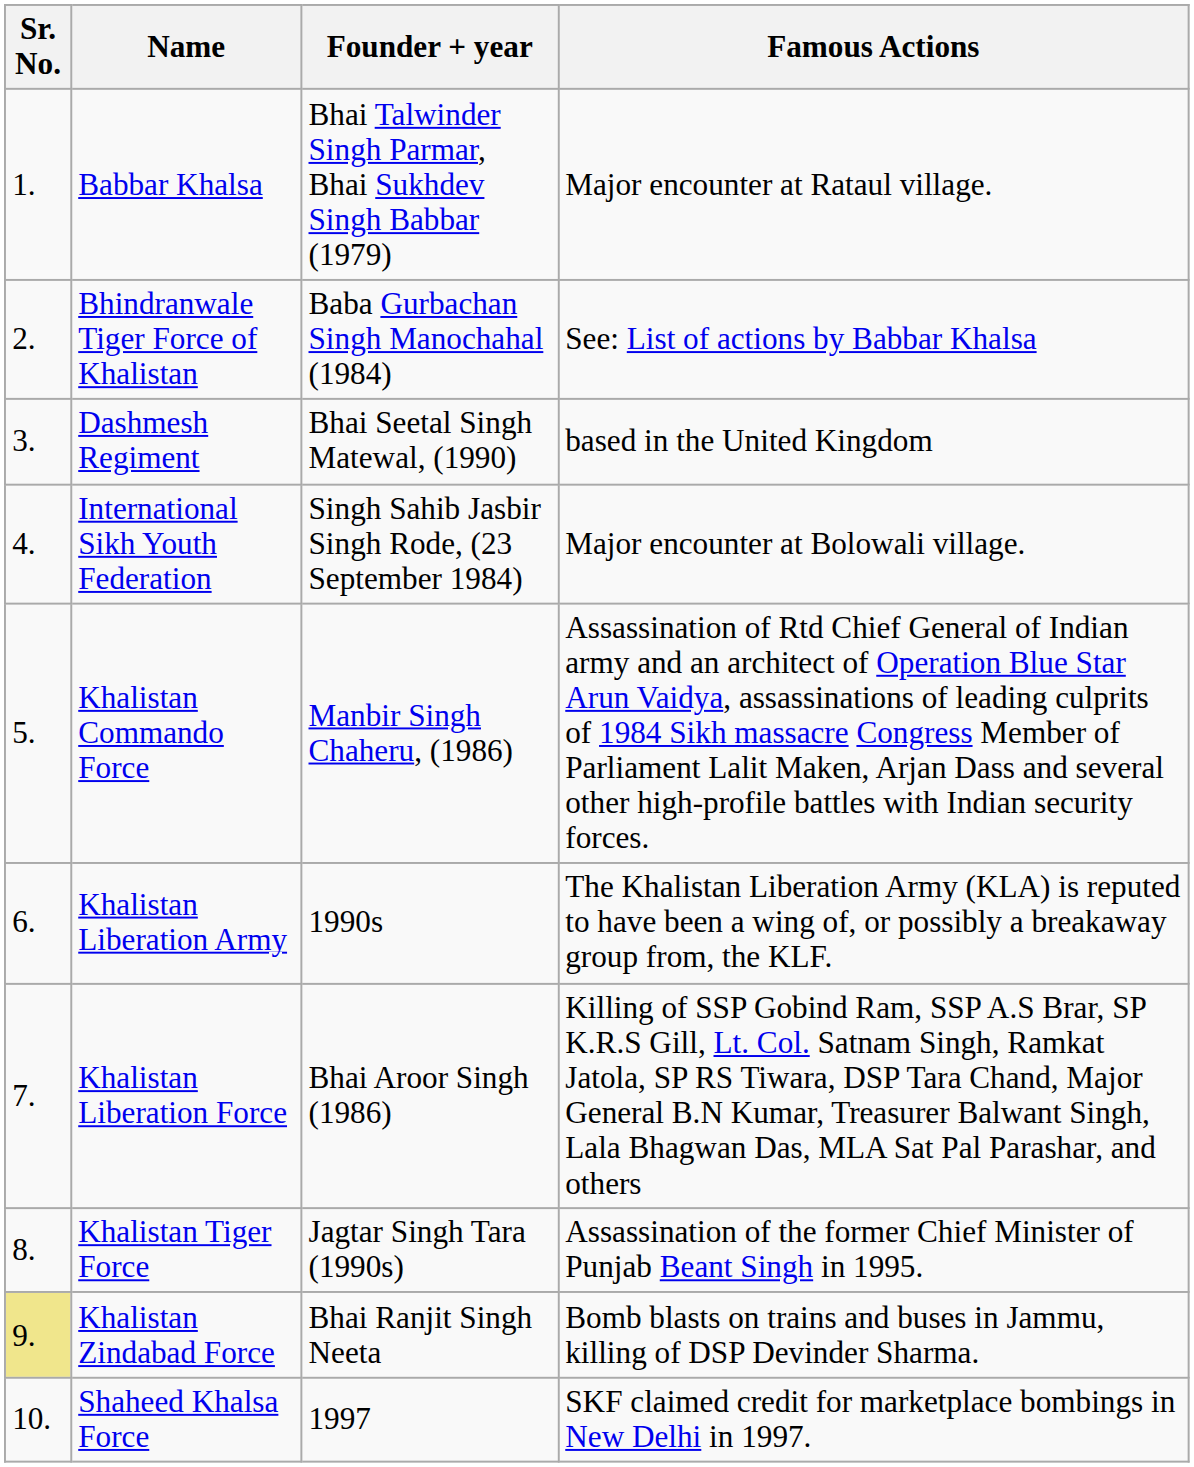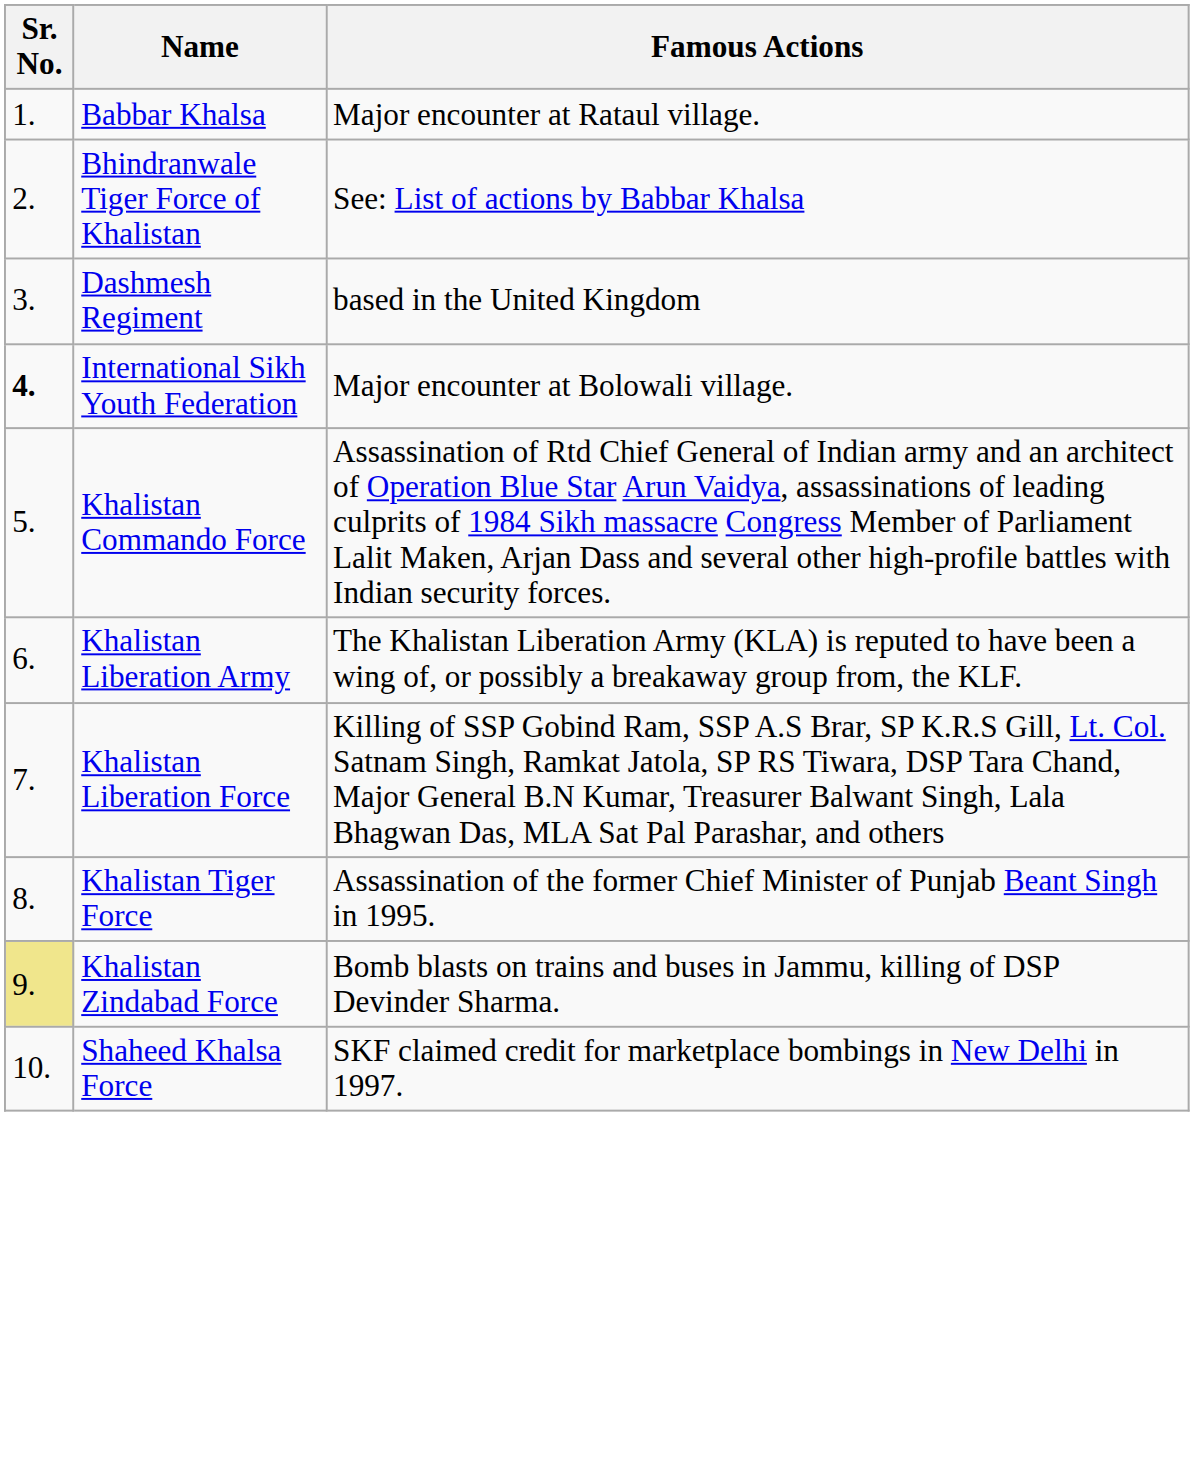- column: (430, 46)
(24, 543) normal -> (24, 385) bold
